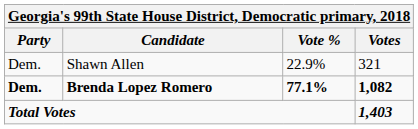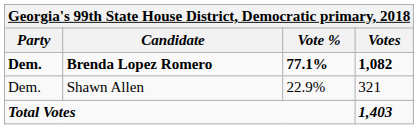rows swapped: (139, 87) <-> (105, 64)
